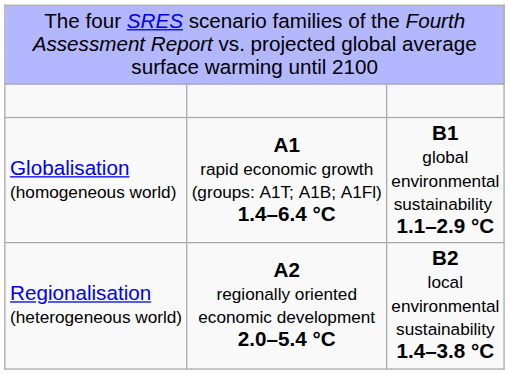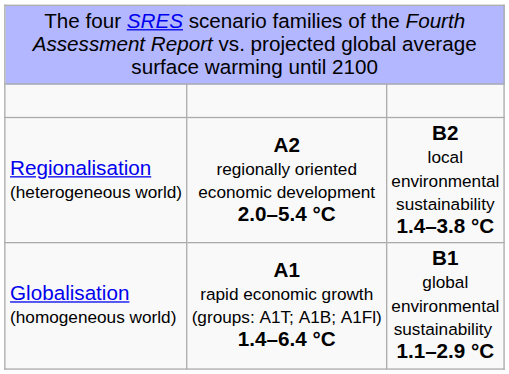rows swapped: (93, 179) <-> (96, 305)
